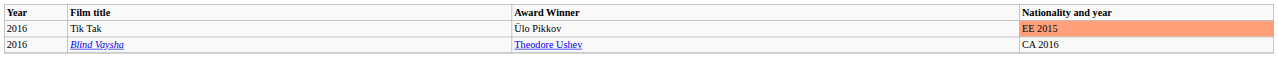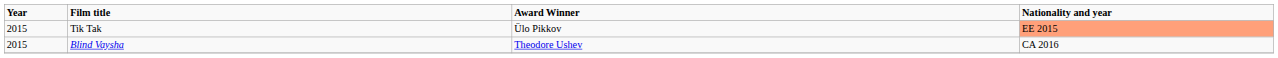(17, 28) 2016 -> (17, 28) 2015
(17, 45) 2016 -> (17, 45) 2015
